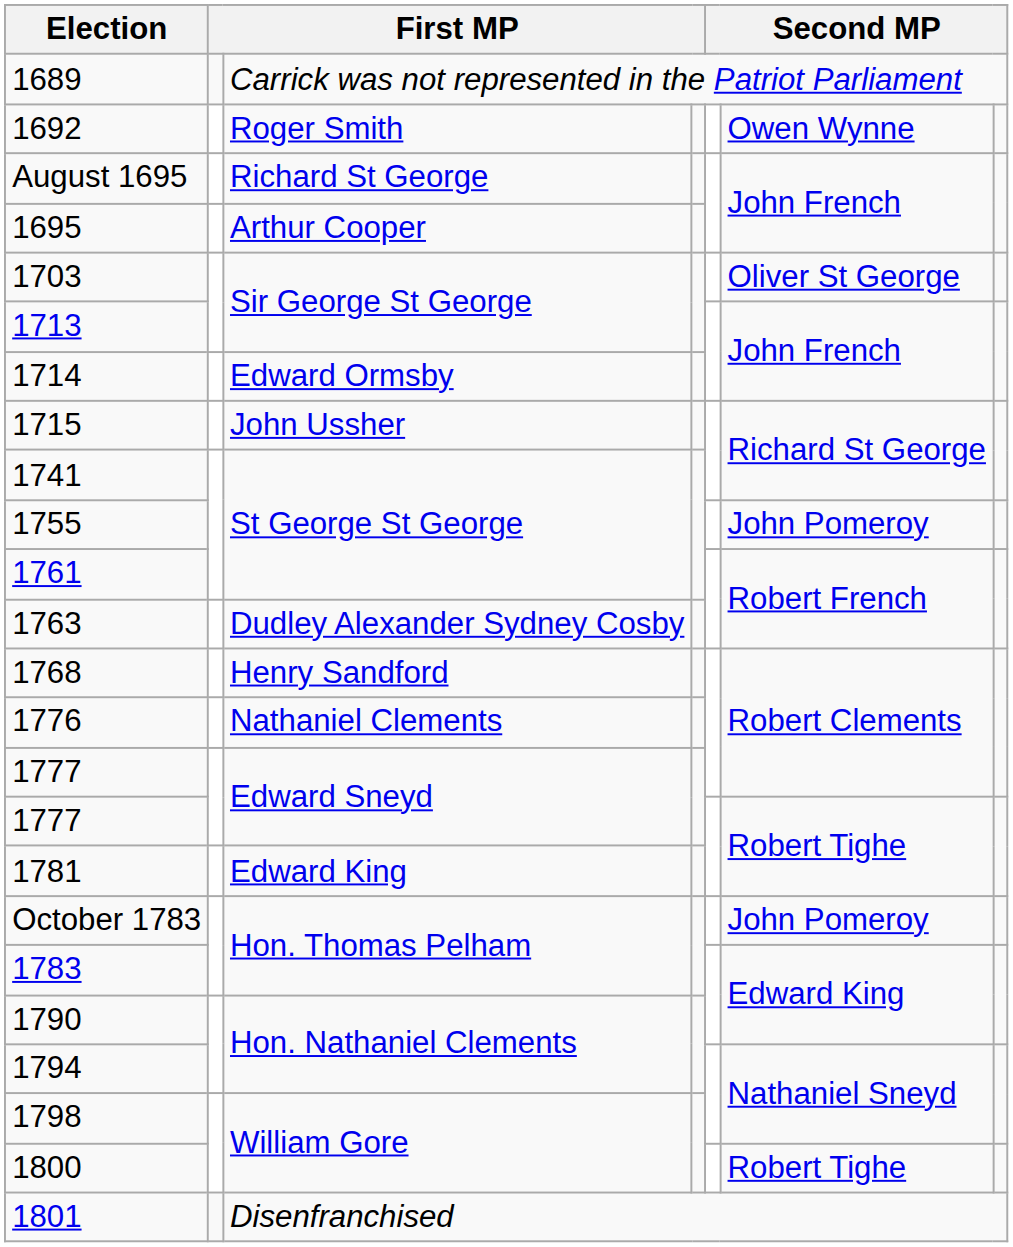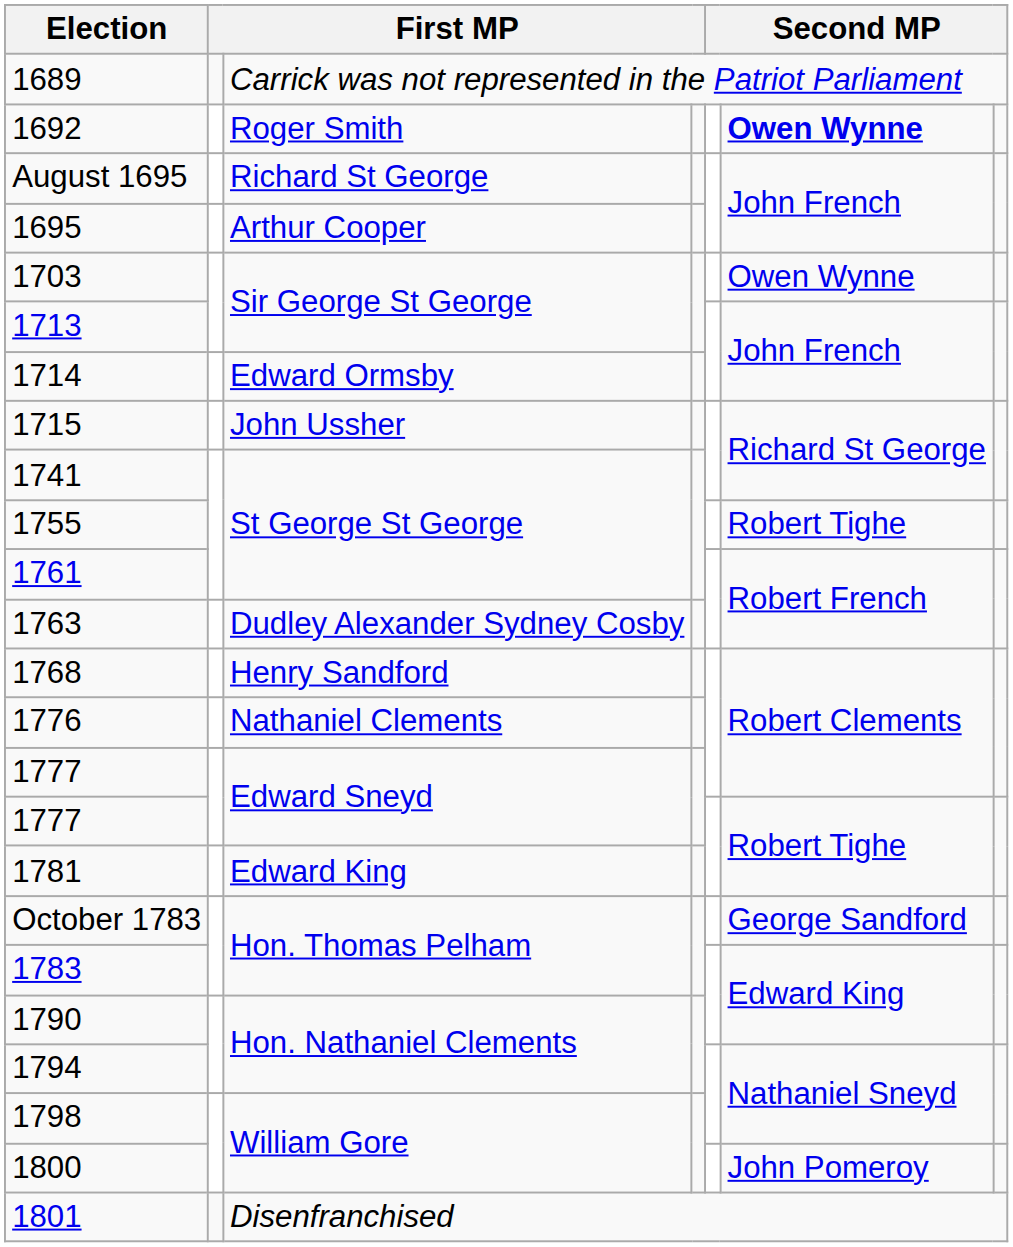(821, 128) normal -> (825, 128) bold
(844, 276) Oliver St George -> (821, 276) Owen Wynne
(828, 524) John Pomeroy -> (817, 524) Robert Tighe
(828, 919) John Pomeroy -> (847, 919) George Sandford
(817, 1167) Robert Tighe -> (828, 1167) John Pomeroy
